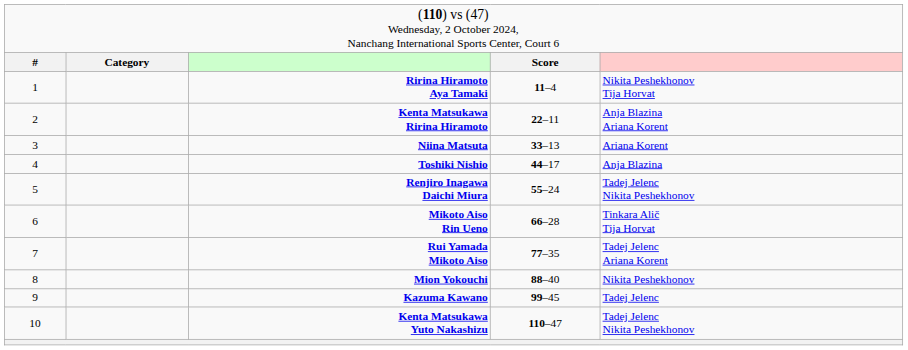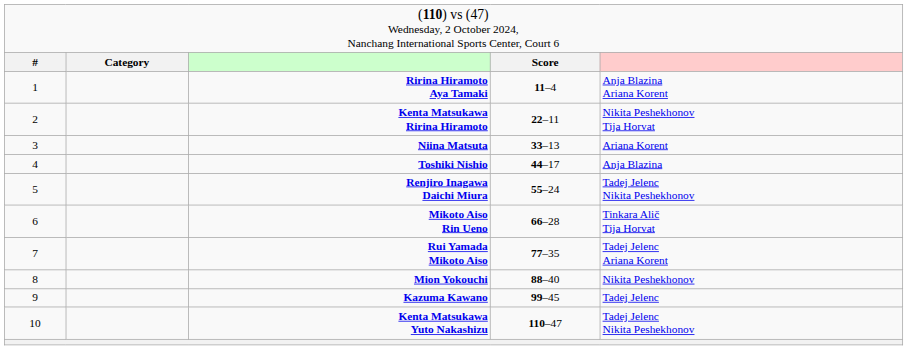(649, 87) Nikita Peshekhonov Tija Horvat -> (635, 87) Anja Blazina Ariana Korent
(635, 119) Anja Blazina Ariana Korent -> (649, 119) Nikita Peshekhonov Tija Horvat
